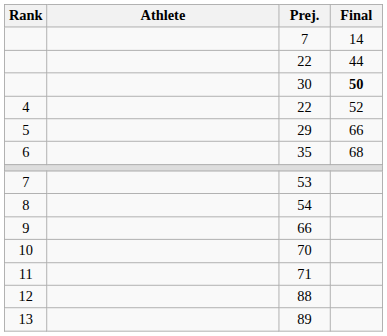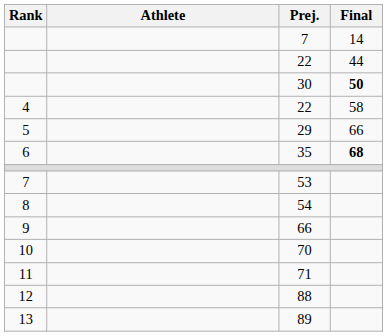(356, 107) 52 -> (356, 107) 58
(356, 152) normal -> (356, 152) bold
